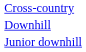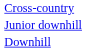rows swapped: (28, 25) <-> (43, 42)
